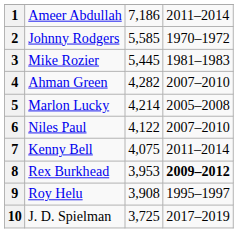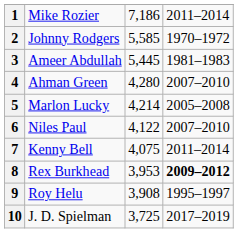(75, 15) Ameer Abdullah -> (64, 15) Mike Rozier
(64, 60) Mike Rozier -> (75, 60) Ameer Abdullah
(144, 82) 4,282 -> (144, 82) 4,280
